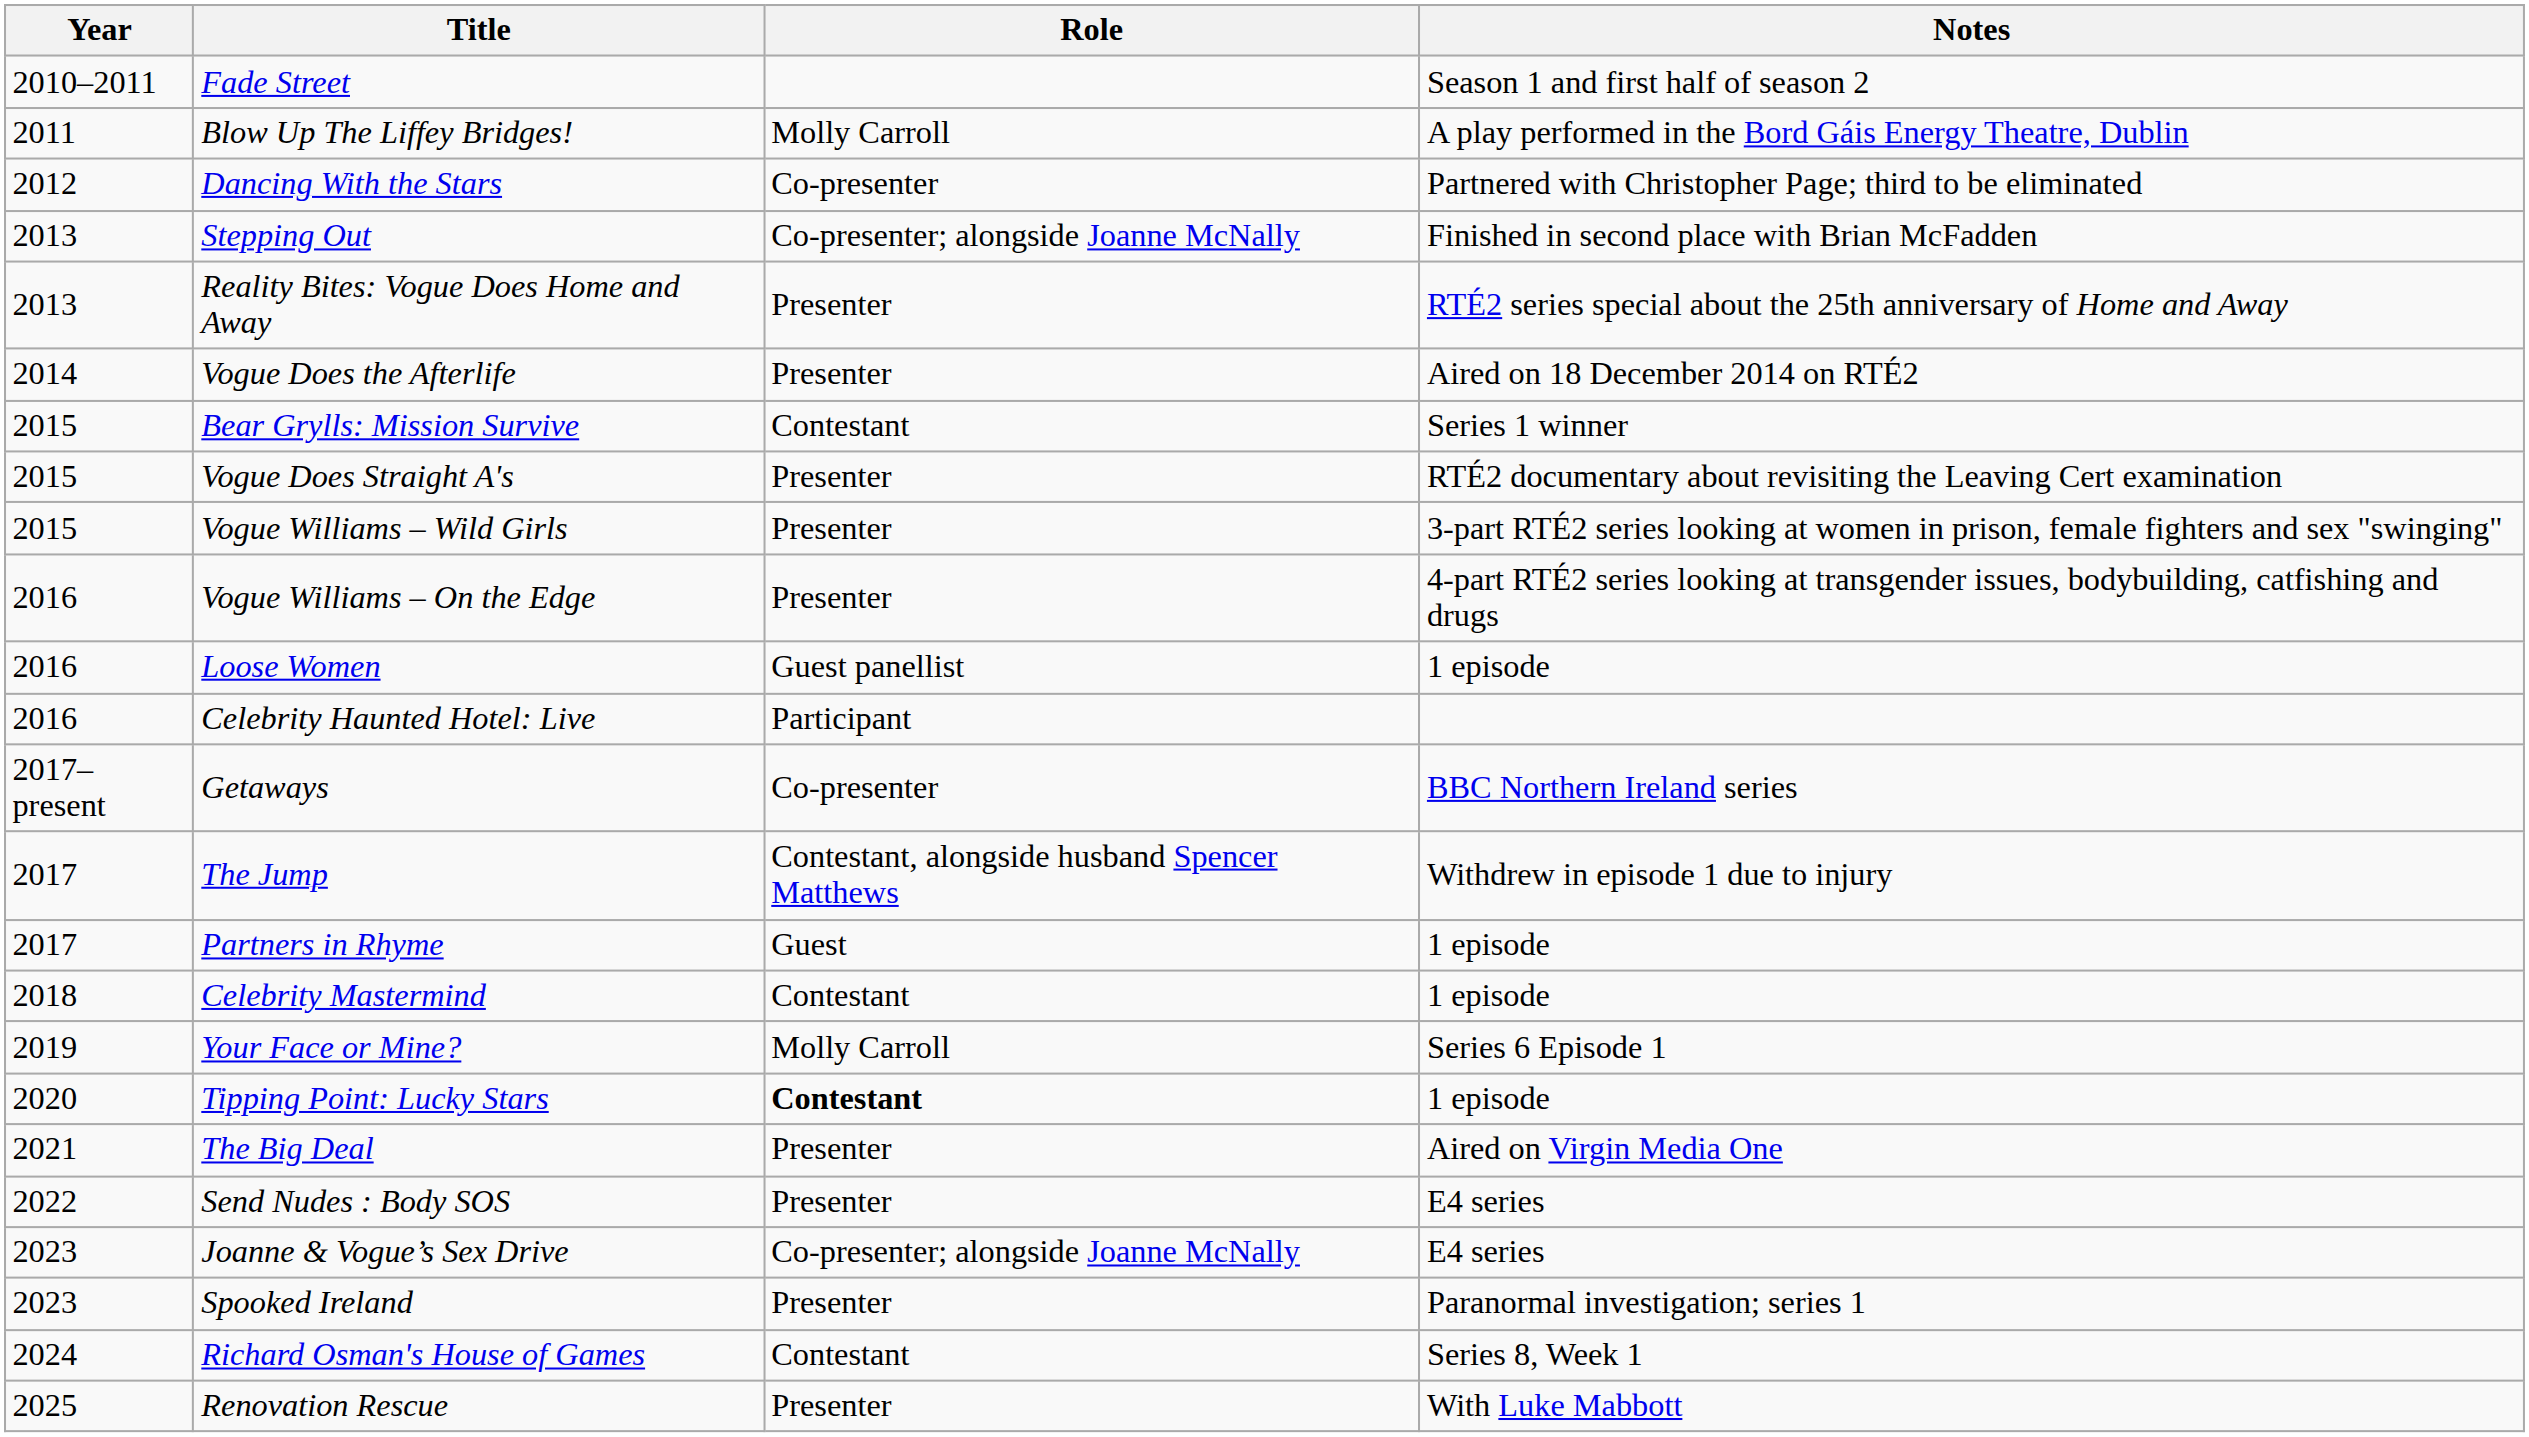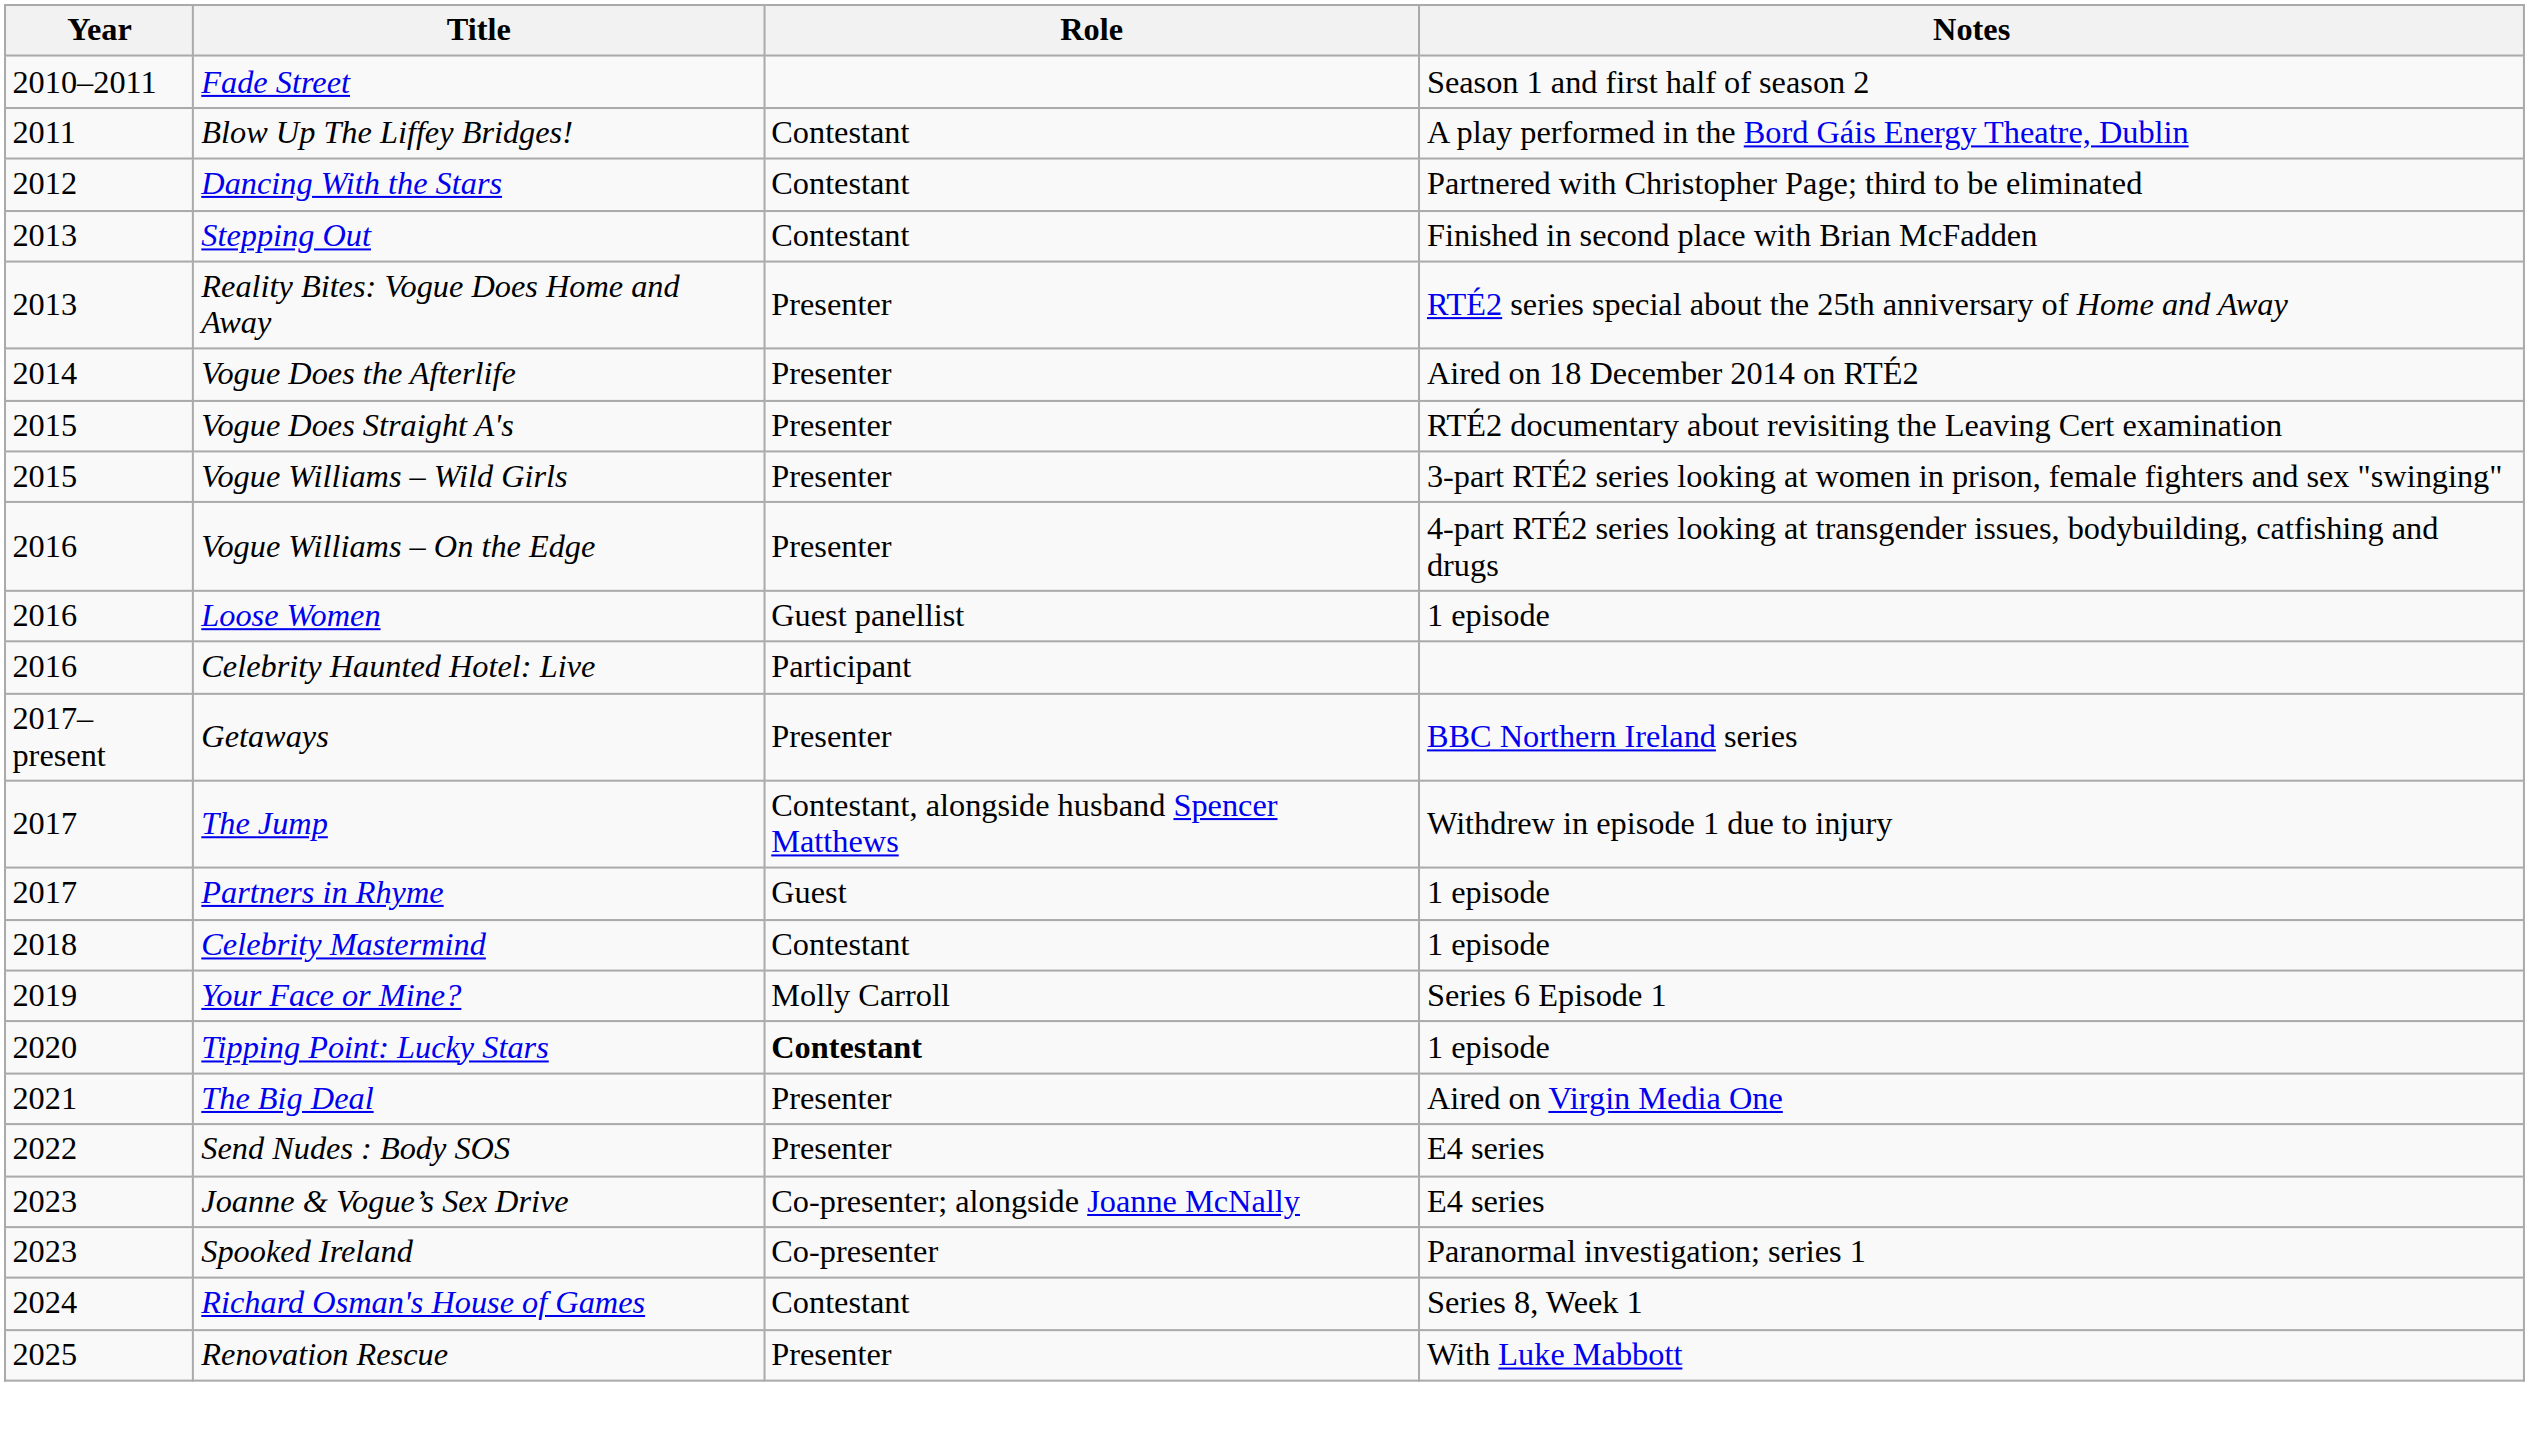(861, 132) Molly Carroll -> (840, 132) Contestant
(855, 183) Co-presenter -> (840, 183) Contestant
(1036, 235) Co-presenter; alongside Joanne McNally -> (840, 235) Contestant
- row: (390, 425)
(855, 787) Co-presenter -> (831, 736) Presenter
(831, 1303) Presenter -> (855, 1251) Co-presenter
